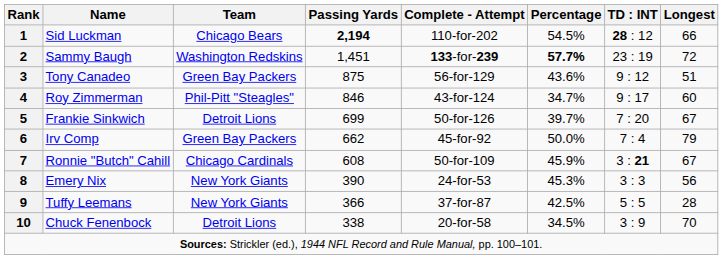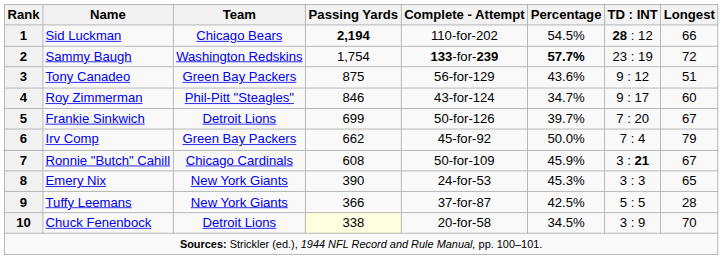(353, 56) 1,451 -> (353, 56) 1,754
(689, 181) 56 -> (689, 181) 65
(353, 222) no background -> (353, 222) lightyellow background
